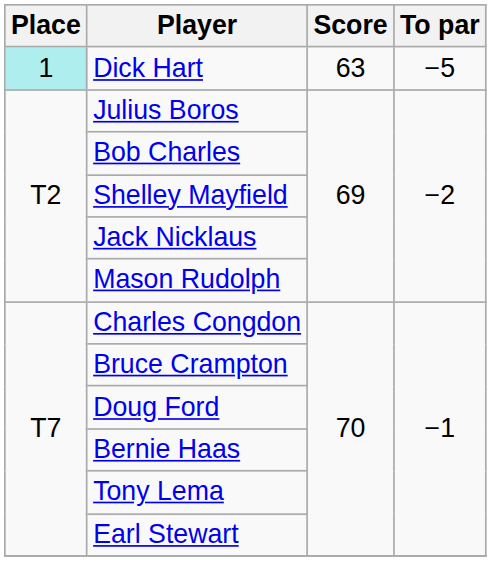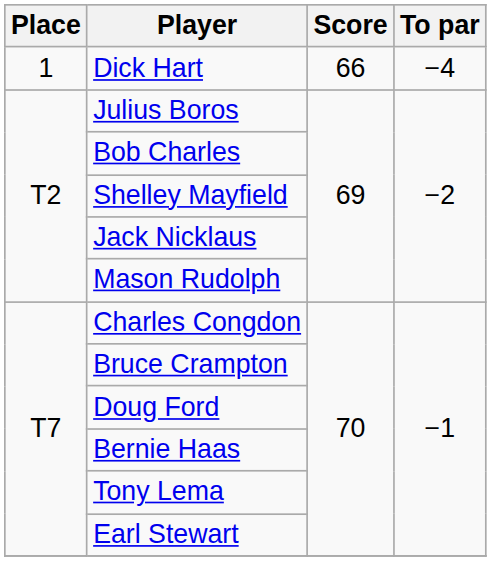(46, 68) paleturquoise background -> (46, 68) no background
(351, 68) 63 -> (351, 68) 66
(440, 68) −5 -> (440, 68) −4
